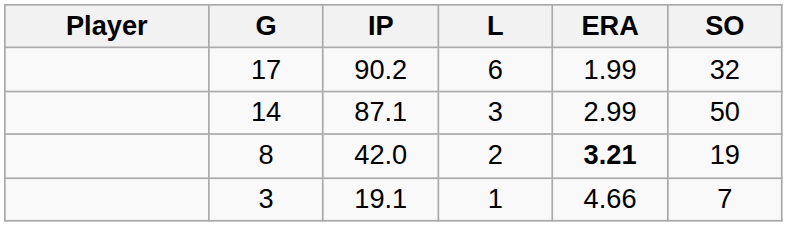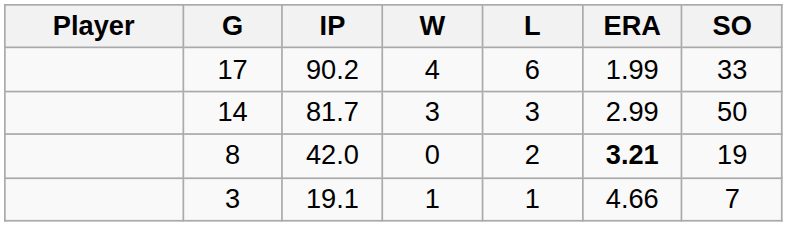+ column: (432, 26)
(725, 69) 32 -> (732, 69) 33
(381, 112) 87.1 -> (332, 112) 81.7
